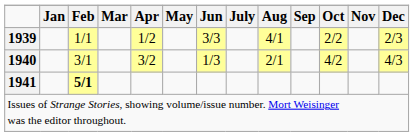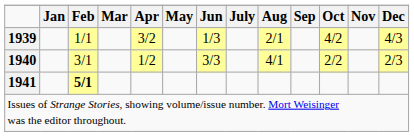(147, 38) 1/2 -> (147, 38) 3/2
(211, 38) 3/3 -> (211, 38) 1/3
(274, 38) 4/1 -> (274, 38) 2/1
(333, 38) 2/2 -> (333, 38) 4/2
(393, 38) 2/3 -> (393, 38) 4/3
(147, 60) 3/2 -> (147, 60) 1/2
(211, 60) 1/3 -> (211, 60) 3/3
(274, 60) 2/1 -> (274, 60) 4/1
(333, 60) 4/2 -> (333, 60) 2/2
(393, 60) 4/3 -> (393, 60) 2/3
